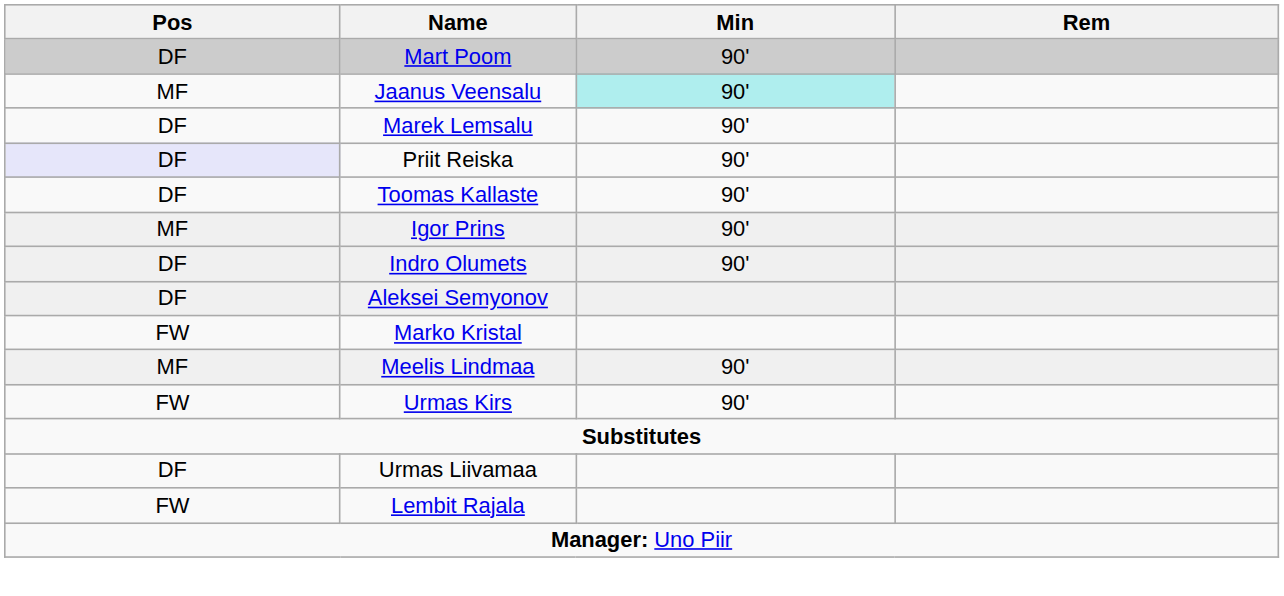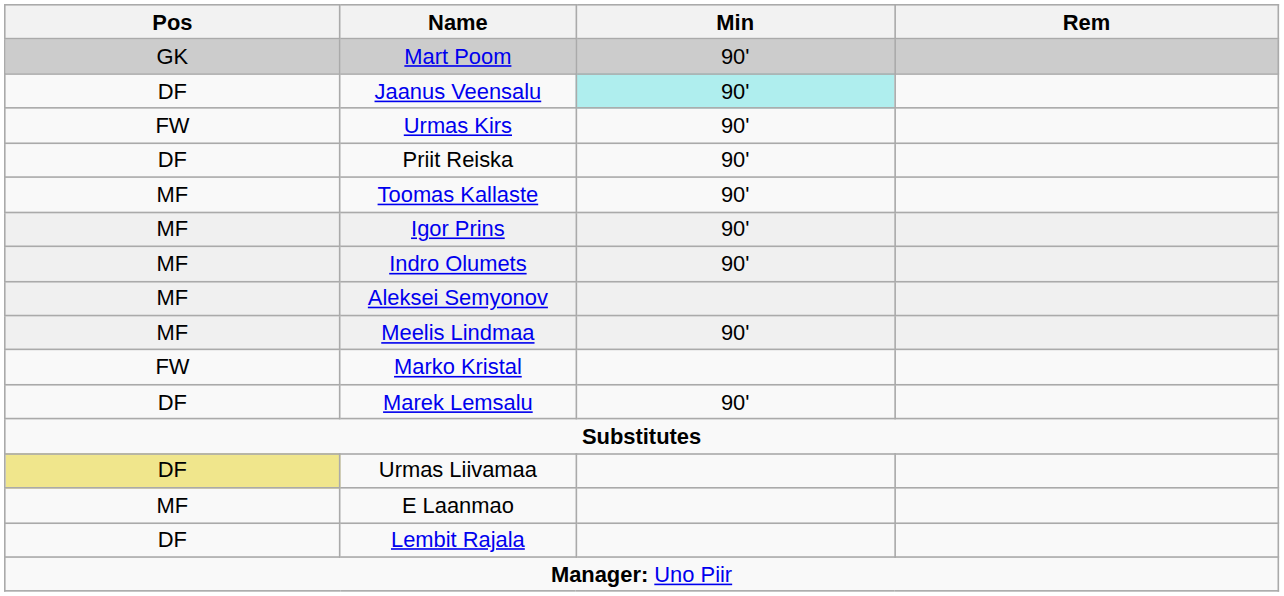(172, 56) DF -> (172, 56) GK
(172, 91) MF -> (172, 91) DF
rows swapped: (458, 125) <-> (458, 401)
(172, 160) lavender background -> (172, 160) no background
(172, 194) DF -> (172, 194) MF
(172, 263) DF -> (172, 263) MF
(172, 298) DF -> (172, 298) MF
rows swapped: (458, 367) <-> (458, 332)
(172, 470) no background -> (172, 470) khaki background
+ row: (458, 505)
(172, 505) FW -> (172, 539) DF
